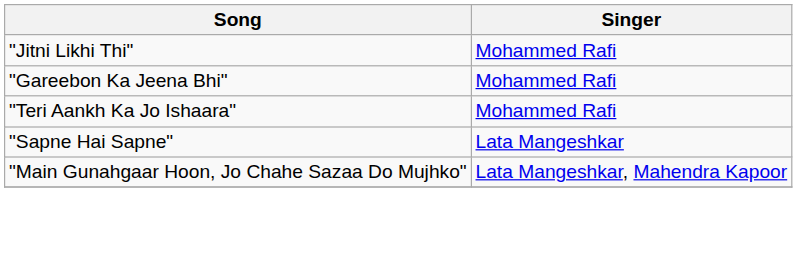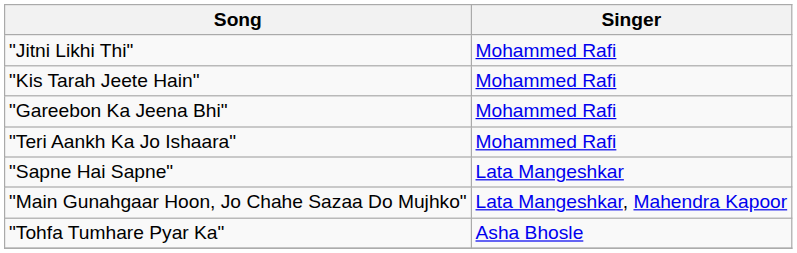+ row: (104, 80)
+ row: (117, 232)
